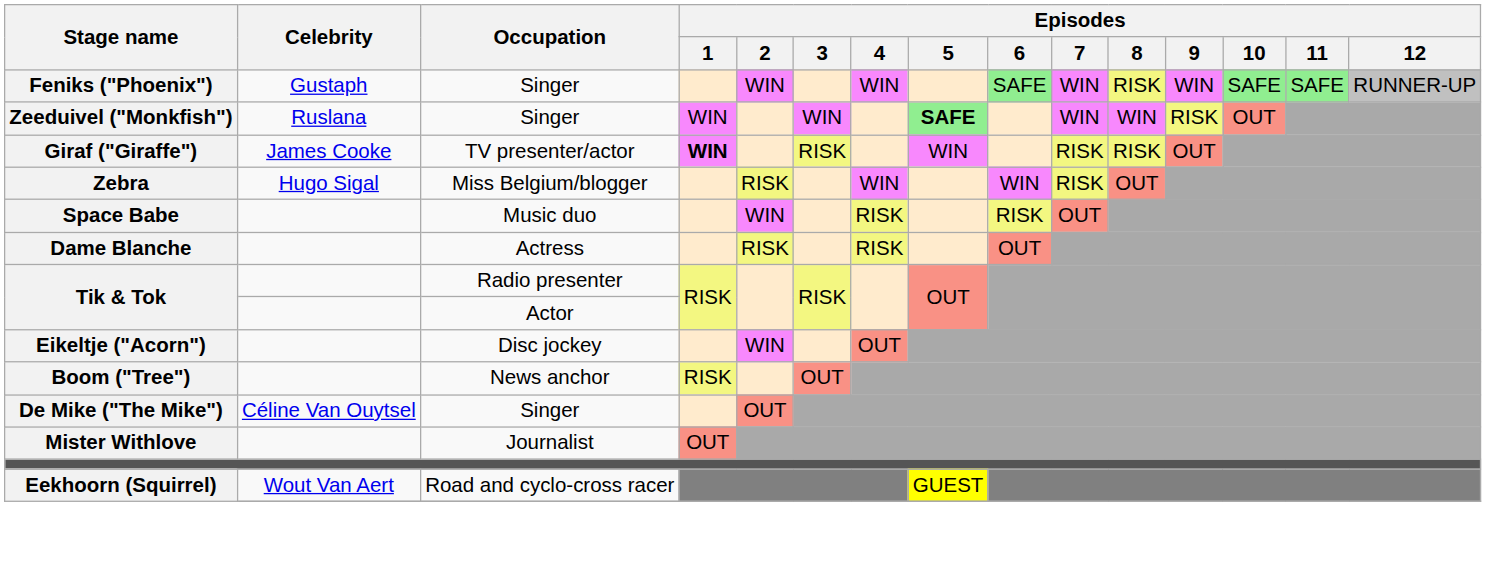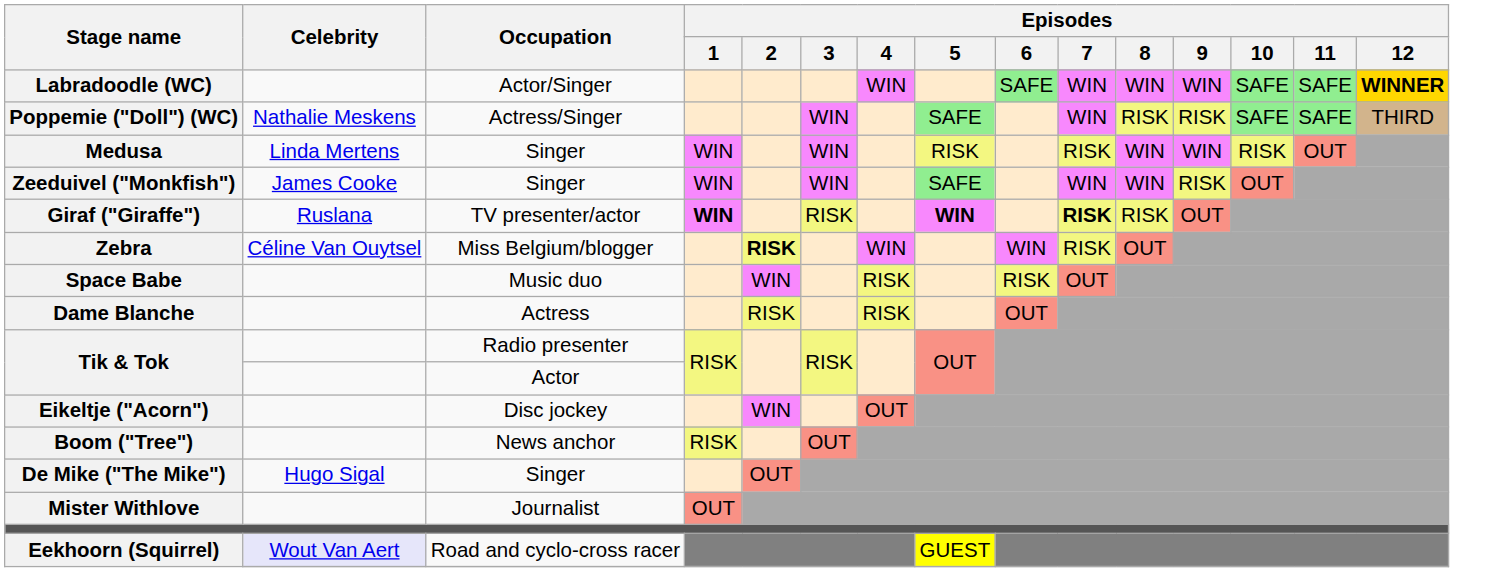+ row: (124, 85)
- row: (121, 85)
+ row: (124, 118)
+ row: (124, 150)
(329, 118) Ruslana -> (334, 183) James Cooke
(948, 118) bold -> (955, 183) normal
(329, 150) James Cooke -> (334, 215) Ruslana
(948, 150) normal -> (955, 215) bold
(1080, 150) normal -> (1087, 215) bold
(329, 183) Hugo Sigal -> (334, 248) Céline Van Ouytsel
(765, 183) normal -> (771, 248) bold
(329, 410) Céline Van Ouytsel -> (334, 475) Hugo Sigal
(329, 484) no background -> (334, 549) lavender background
